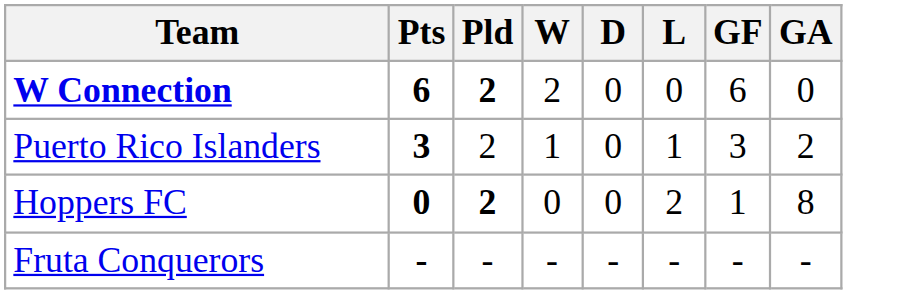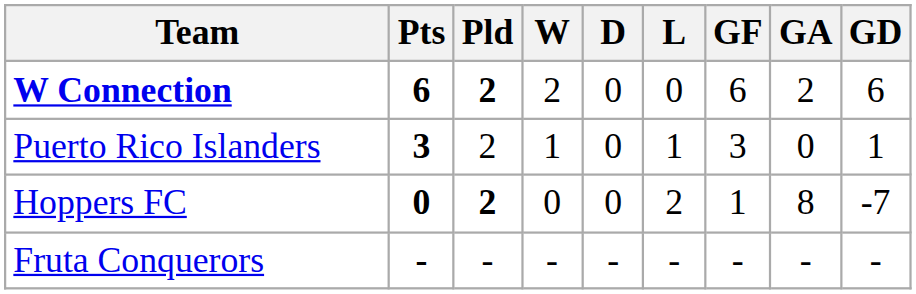+ column: (876, 32)
(806, 89) 0 -> (806, 89) 2
(806, 145) 2 -> (806, 145) 0
